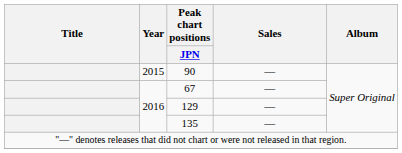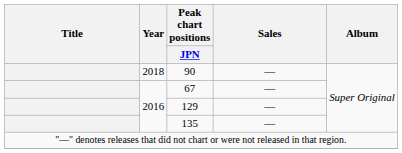(153, 72) 2015 -> (153, 72) 2018
